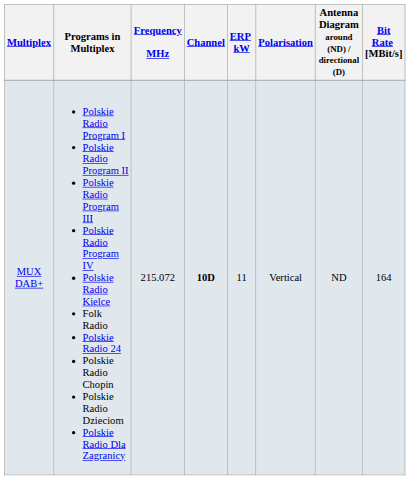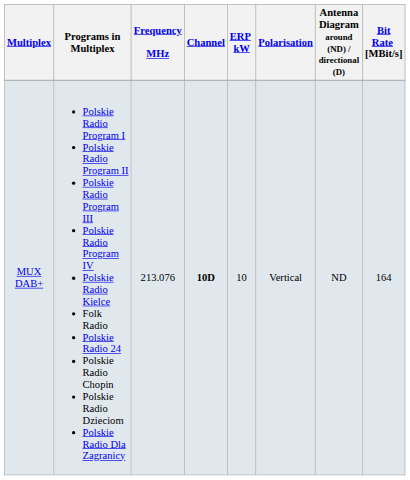(158, 277) 215.072 -> (158, 277) 213.076
(242, 277) 11 -> (242, 277) 10
